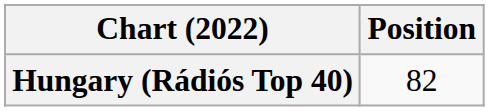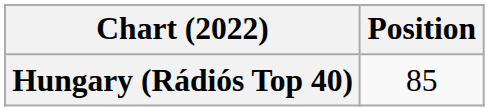(422, 79) 82 -> (422, 79) 85
